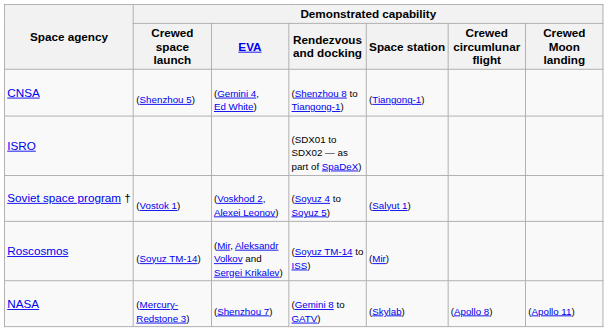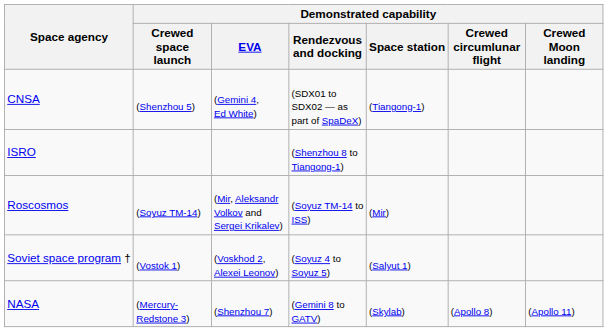(325, 100) (Shenzhou 8 to Tiangong-1) -> (326, 107) (SDX01 to SDX02 — as part of SpaDeX)
(326, 153) (SDX01 to SDX02 — as part of SpaDeX) -> (325, 159) (Shenzhou 8 to Tiangong-1)
rows swapped: (38, 251) <-> (69, 198)
